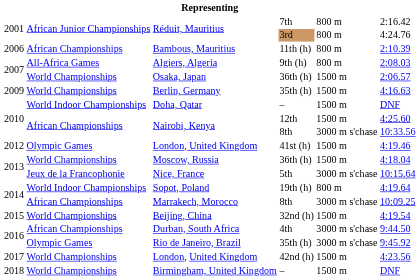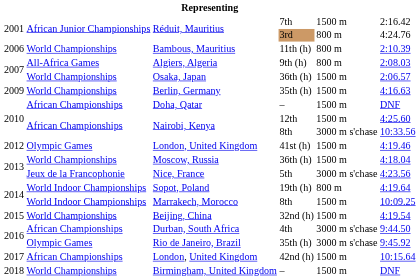(329, 21) 800 m -> (332, 21) 1500 m
(75, 49) African Championships -> (72, 49) World Championships
(86, 104) World Indoor Championships -> (75, 104) African Championships
(398, 174) 10:15.64 -> (395, 174) 4:23.56
(75, 201) African Championships -> (86, 201) World Indoor Championships
(347, 201) 3000 m s'chase -> (332, 201) 1500 m
(72, 257) World Championships -> (75, 257) African Championships
(395, 257) 4:23.56 -> (398, 257) 10:15.64
